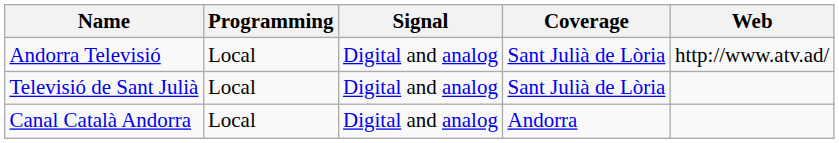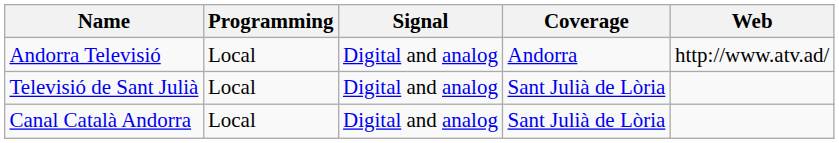(586, 54) Sant Julià de Lòria -> (542, 54) Andorra
(542, 120) Andorra -> (586, 120) Sant Julià de Lòria
